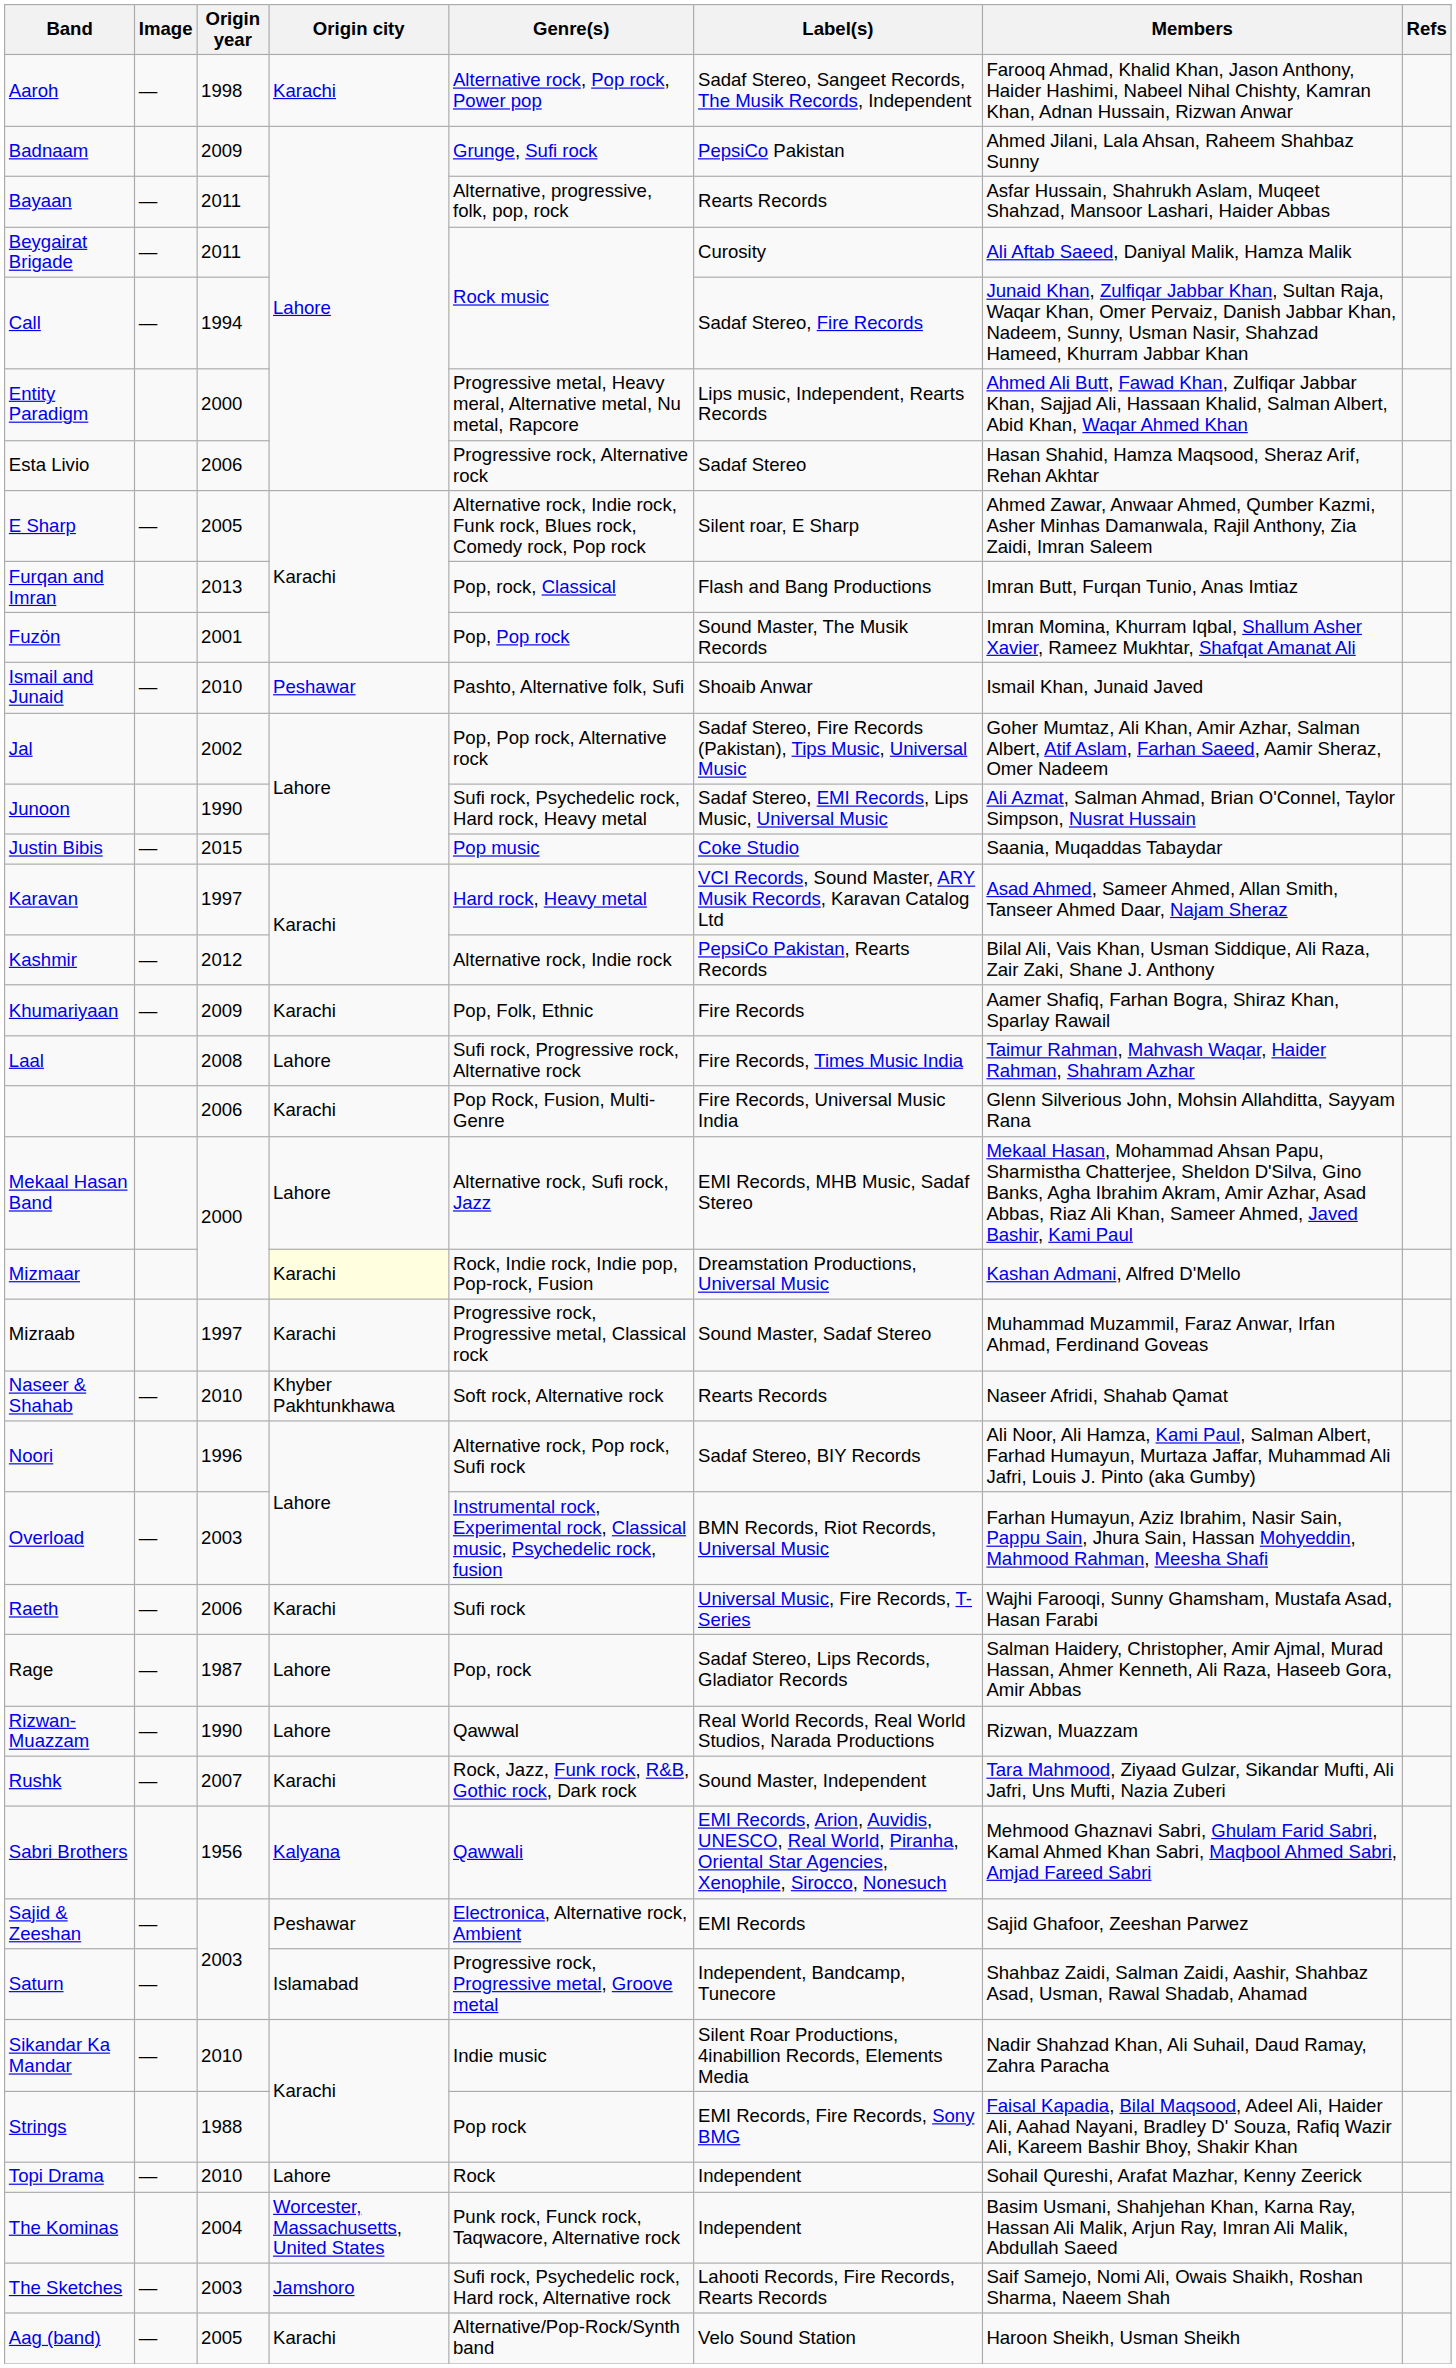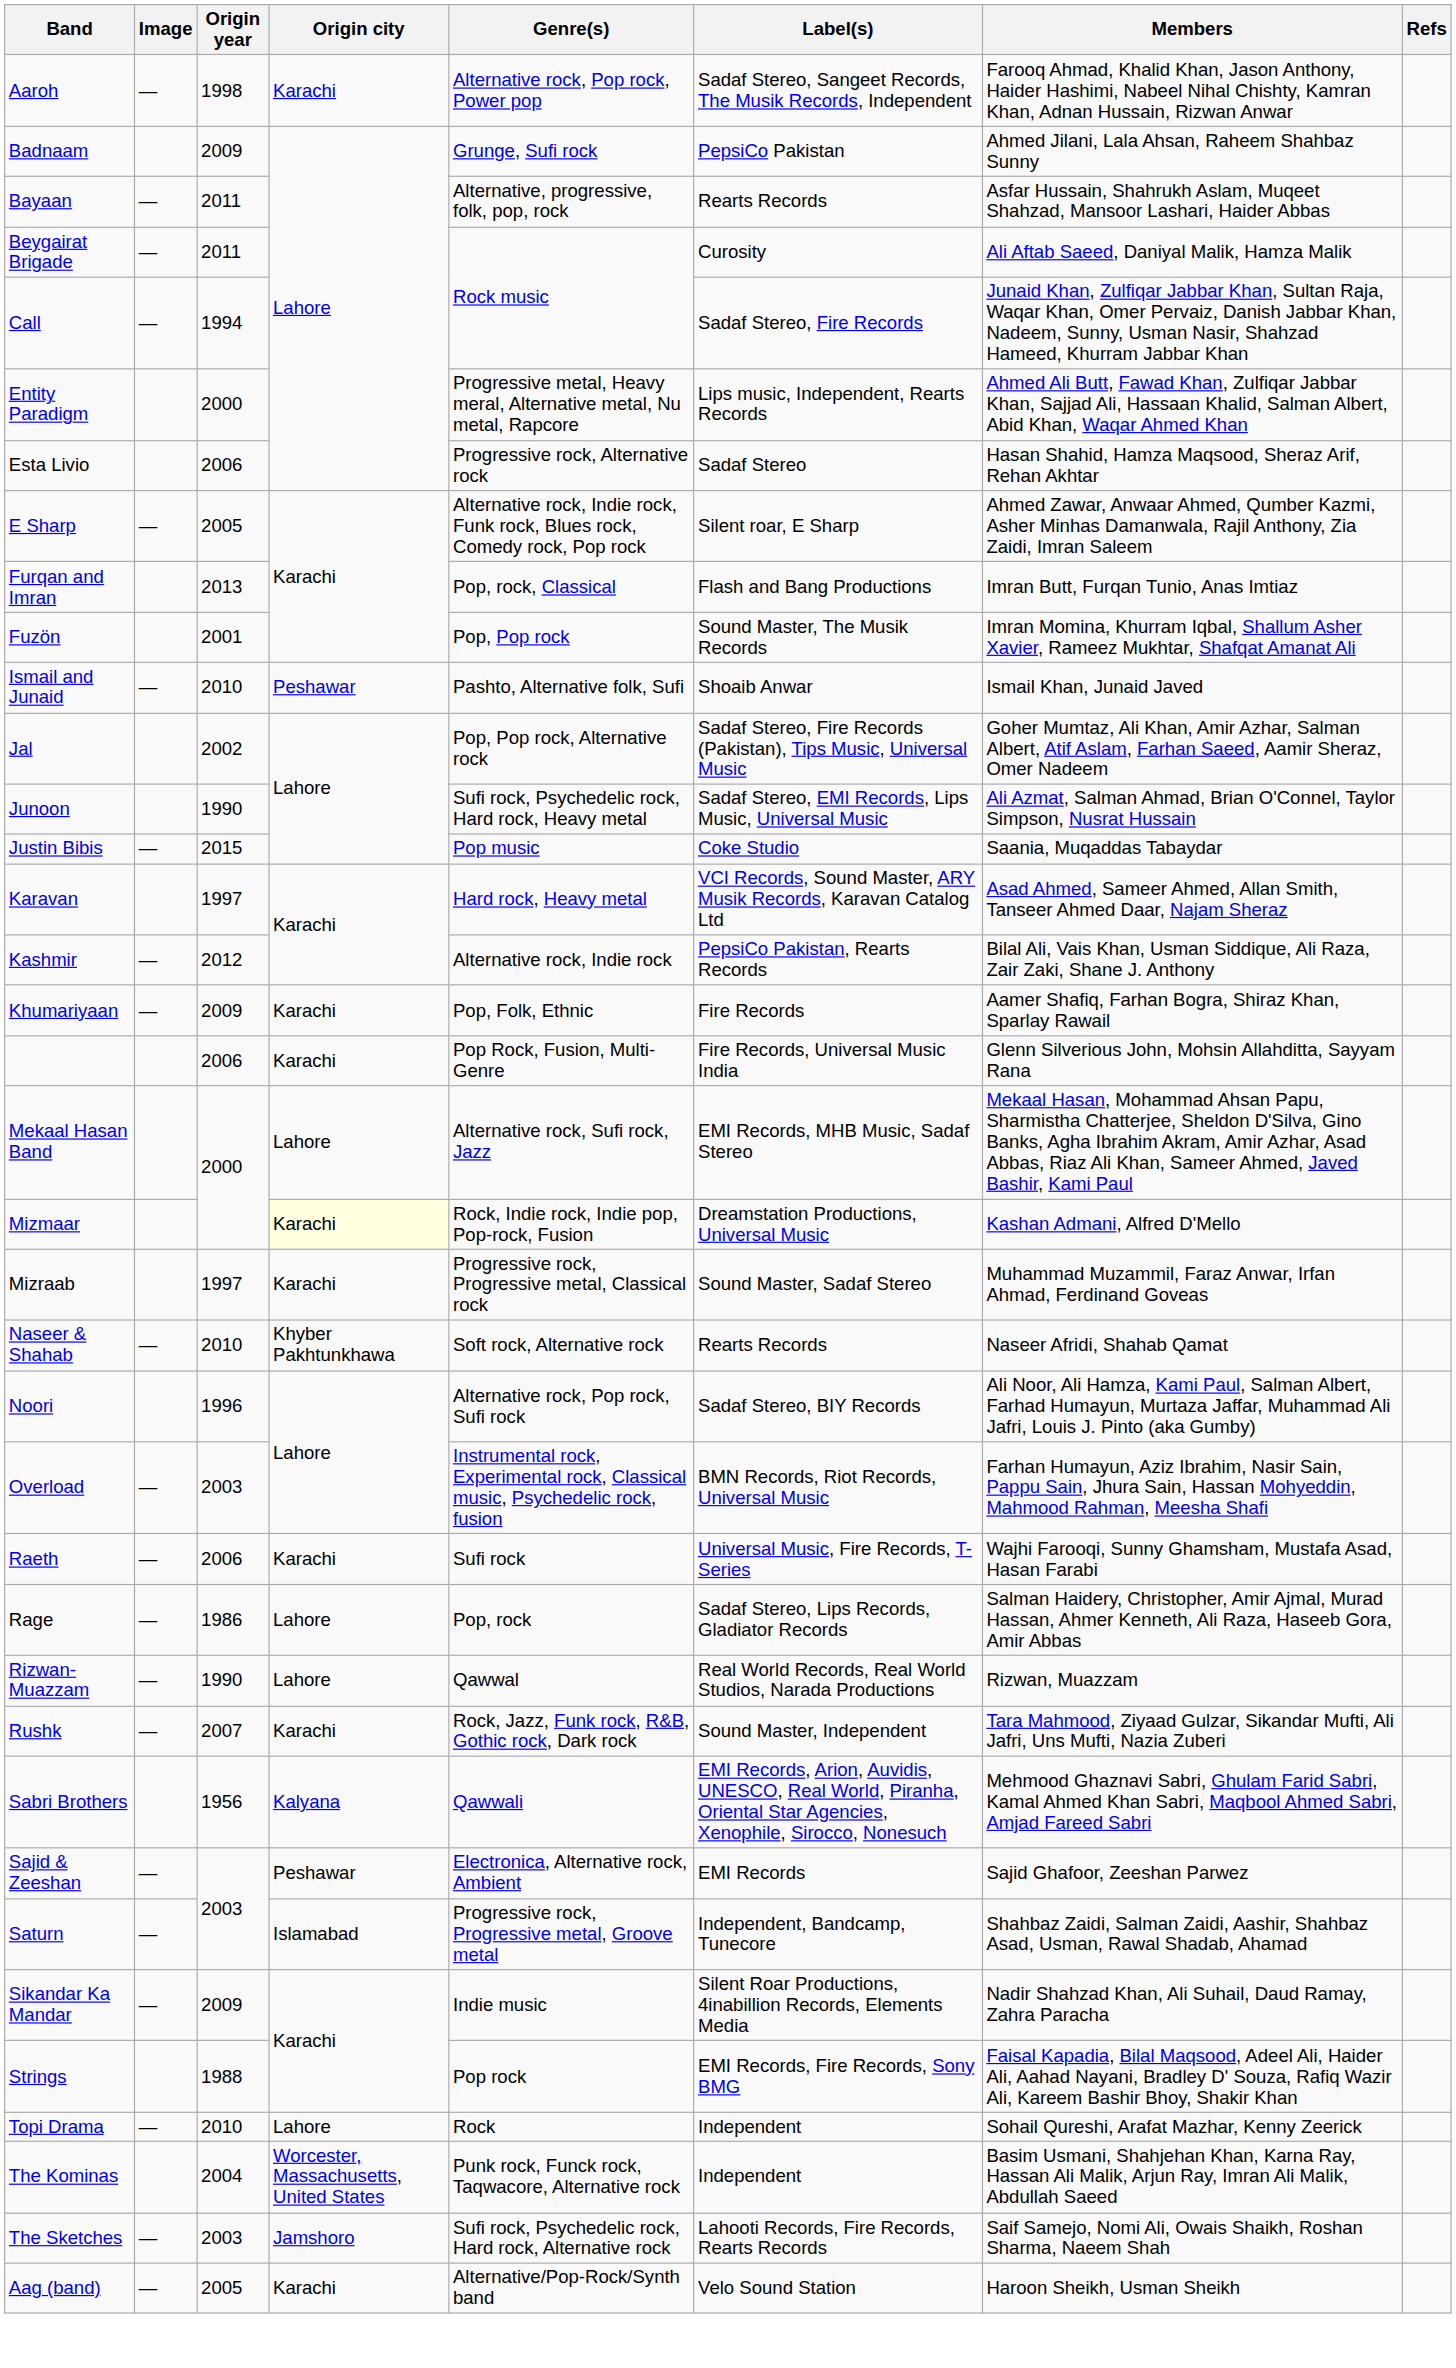- row: (26, 1060)
(222, 1670) 1987 -> (222, 1619) 1986
(222, 2055) 2010 -> (222, 2005) 2009
